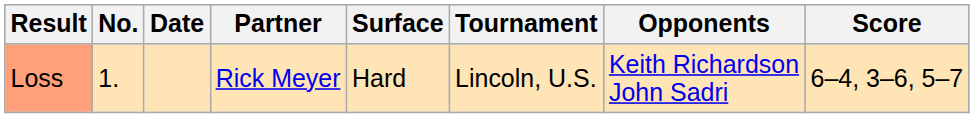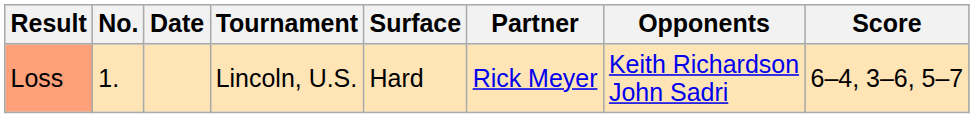columns swapped: (526, 24) <-> (278, 24)
